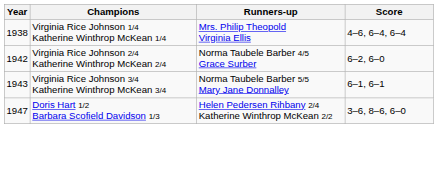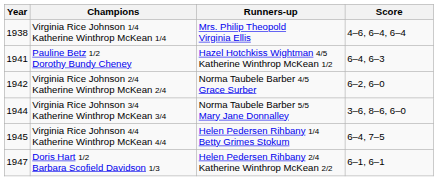+ row: (82, 58)
(17, 84) 1943 -> (17, 110) 1944
(366, 84) 6–1, 6–1 -> (377, 110) 3–6, 8–6, 6–0
+ row: (99, 136)
(377, 110) 3–6, 8–6, 6–0 -> (366, 162) 6–1, 6–1
